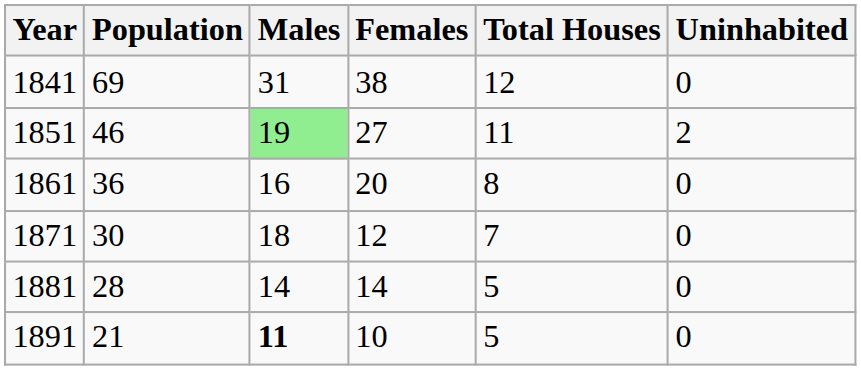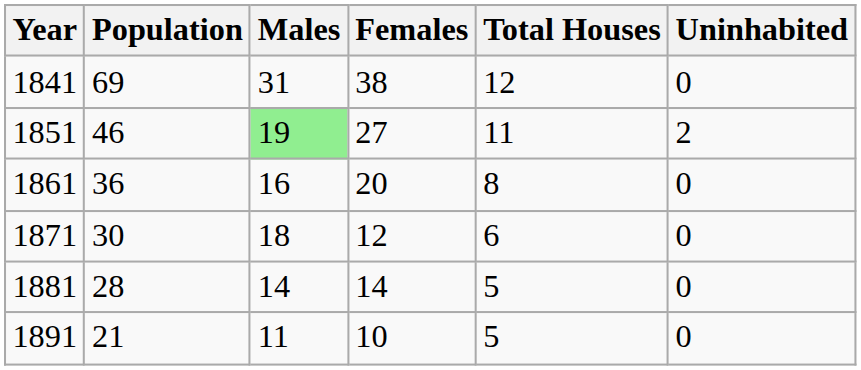(491, 235) 7 -> (491, 235) 6
(273, 337) bold -> (273, 337) normal
